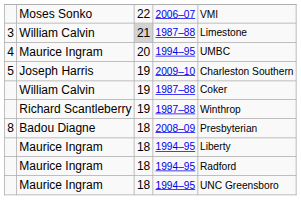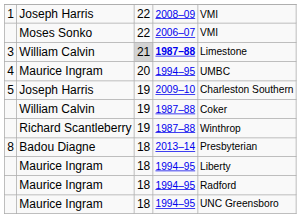+ row: (10, 14)
(175, 33) normal -> (175, 52) bold
(175, 128) 2008–09 -> (175, 147) 2013–14
